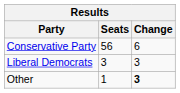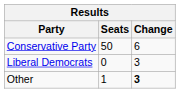(107, 46) 56 -> (107, 46) 50
(104, 63) 3 -> (104, 63) 0
